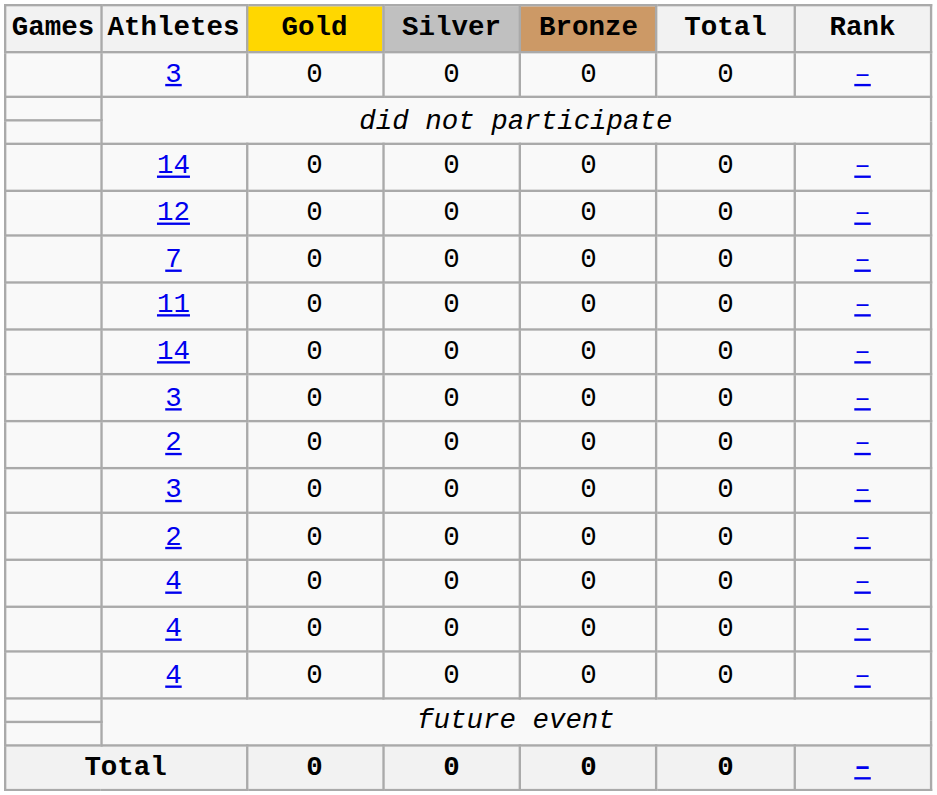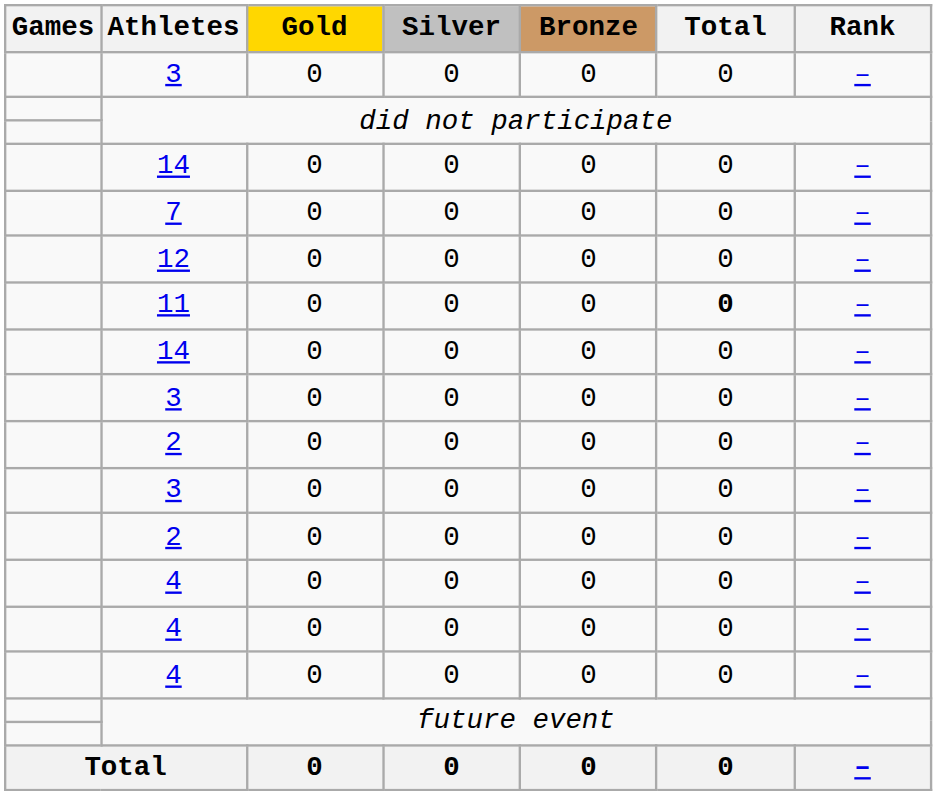rows swapped: (173, 259) <-> (173, 213)
(726, 305) normal -> (726, 305) bold
